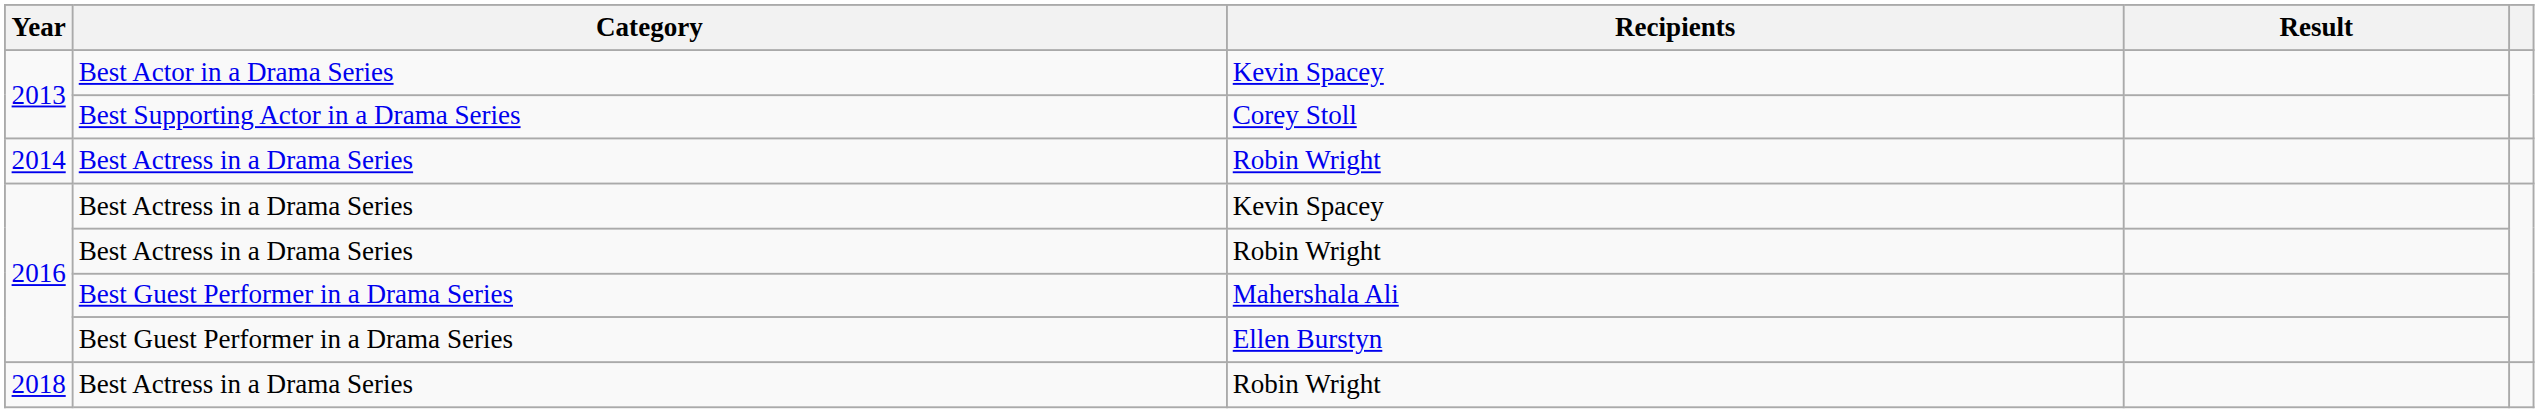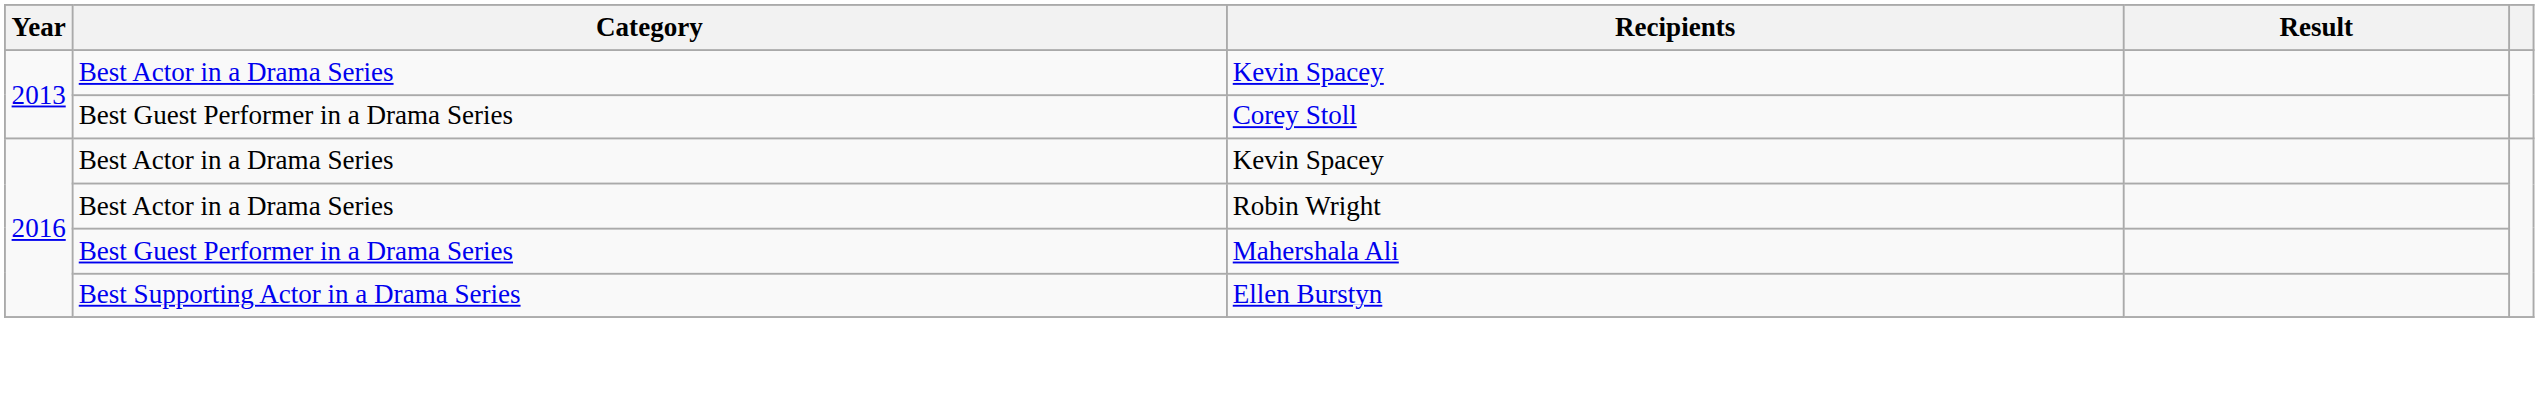(300, 116) Best Supporting Actor in a Drama Series -> (296, 116) Best Guest Performer in a Drama Series
- row: (39, 161)
(246, 205) Best Actress in a Drama Series -> (236, 161) Best Actor in a Drama Series
(246, 250) Best Actress in a Drama Series -> (236, 205) Best Actor in a Drama Series
(296, 339) Best Guest Performer in a Drama Series -> (300, 295) Best Supporting Actor in a Drama Series
- row: (39, 384)
